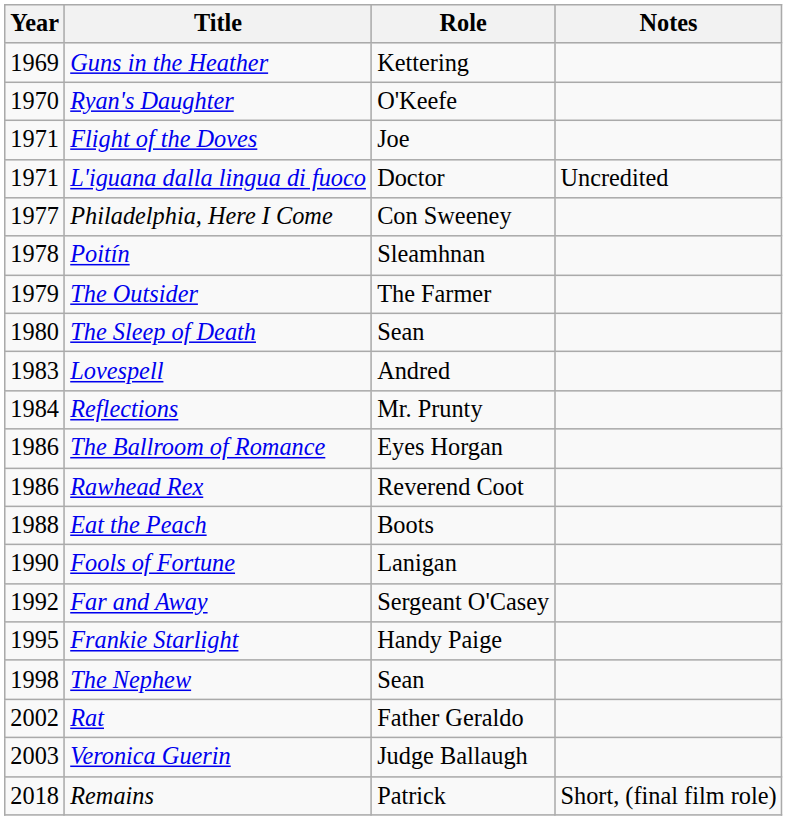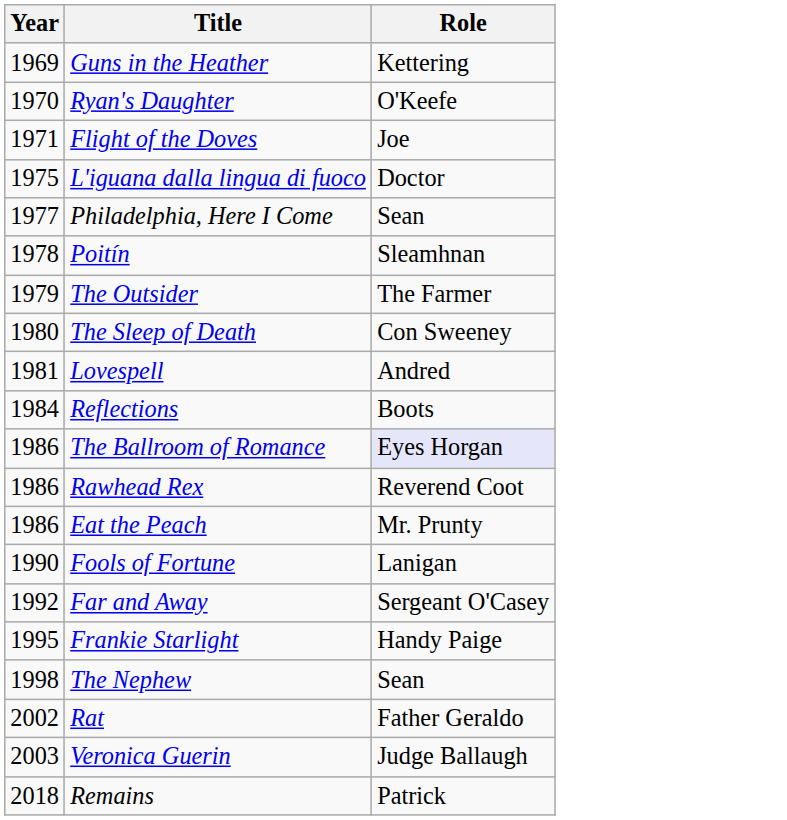- column: (669, 23)
(35, 178) 1971 -> (35, 178) 1975
(444, 216) Con Sweeney -> (401, 216) Sean
(401, 332) Sean -> (444, 332) Con Sweeney
(35, 370) 1983 -> (35, 370) 1981
(430, 409) Mr. Prunty -> (406, 409) Boots
(440, 448) no background -> (440, 448) lavender background
(35, 525) 1988 -> (35, 525) 1986
(406, 525) Boots -> (430, 525) Mr. Prunty
